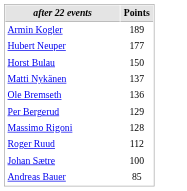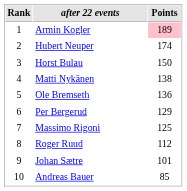+ column: (19, 13)
(137, 30) no background -> (165, 30) pink background
(137, 46) 177 -> (165, 46) 174
(137, 79) 137 -> (165, 79) 138
(137, 128) 128 -> (165, 128) 125
(137, 161) 100 -> (165, 161) 101
